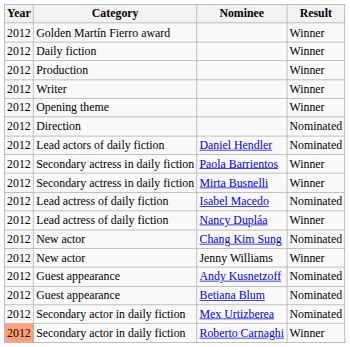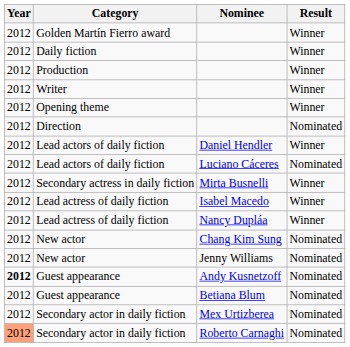(316, 145) Nominated -> (307, 145) Winner
+ row: (100, 164)
- row: (115, 164)
(316, 201) Nominated -> (307, 201) Winner
(307, 257) Winner -> (316, 257) Nominated
(19, 276) normal -> (19, 276) bold
(307, 333) Winner -> (316, 333) Nominated
